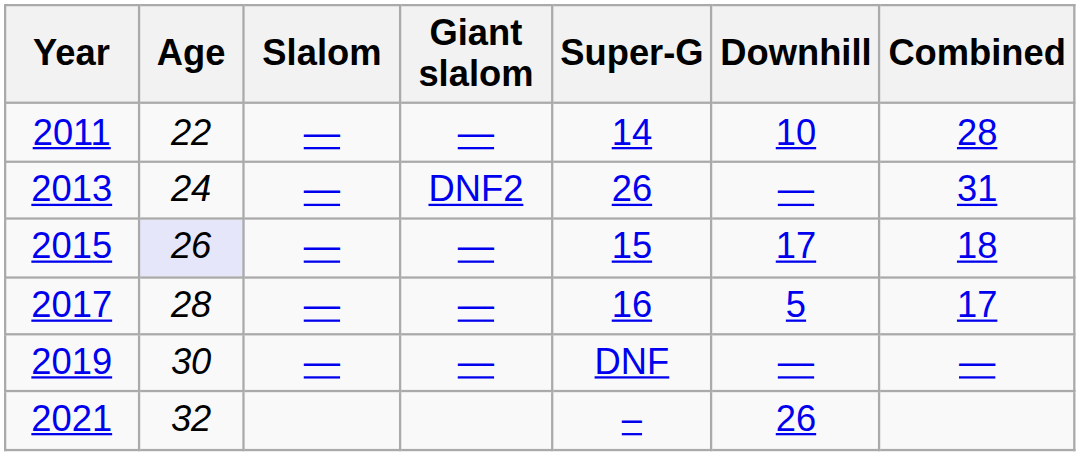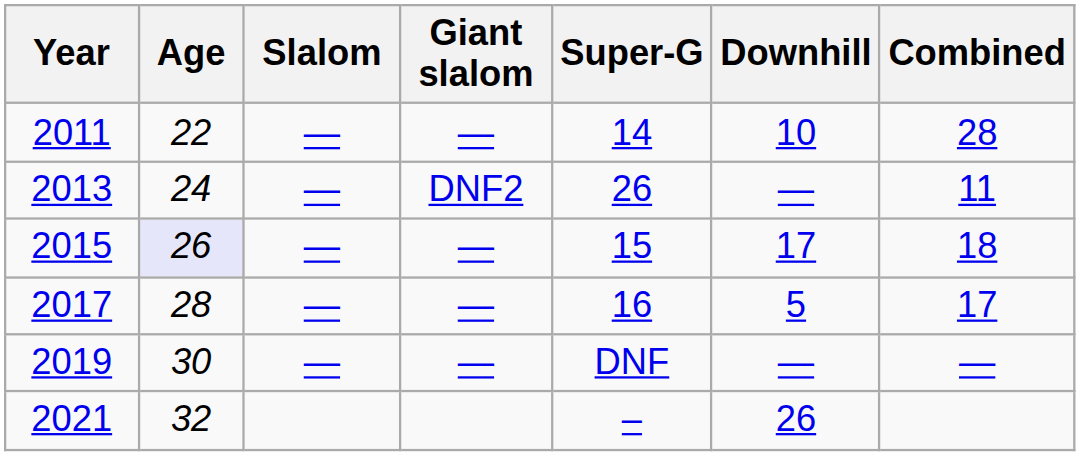(977, 189) 31 -> (977, 189) 11
